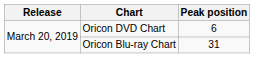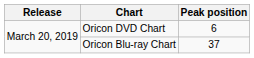(214, 45) 31 -> (214, 45) 37
